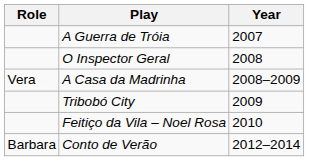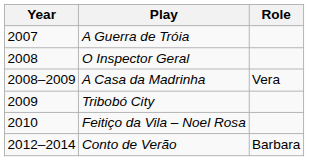columns swapped: (266, 15) <-> (32, 15)
